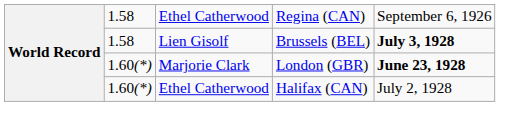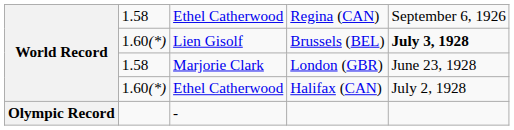(121, 40) 1.58 -> (144, 40) 1.60(*)
(130, 64) 1.60(*) -> (135, 64) 1.58
(421, 64) bold -> (434, 64) normal
+ row: (176, 112)
